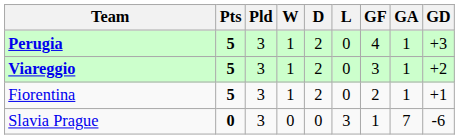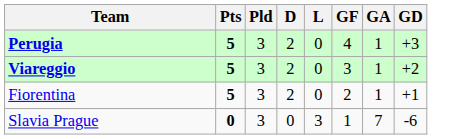- column: (290, 17)
